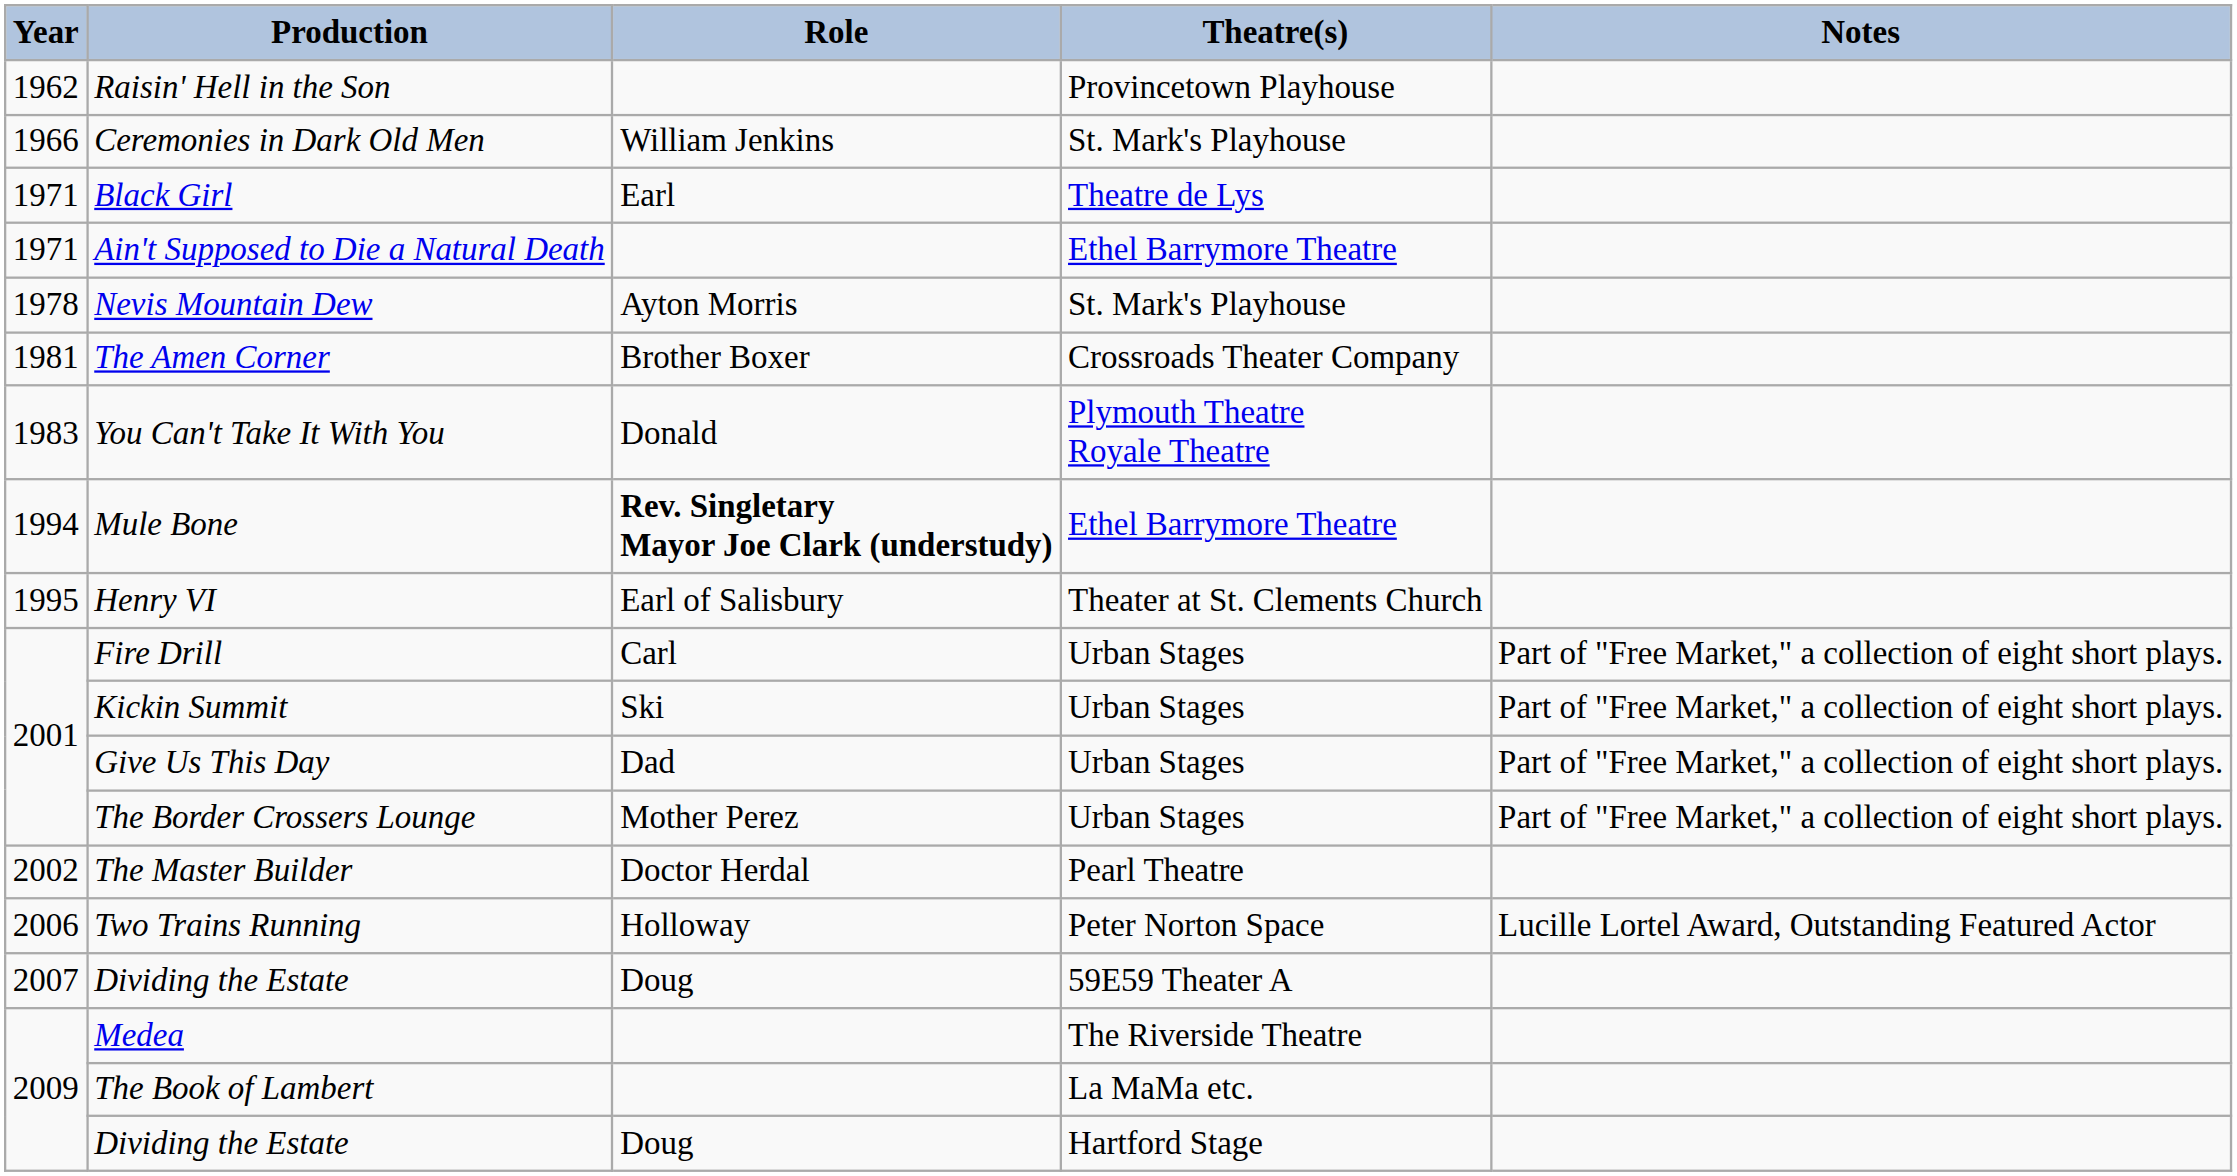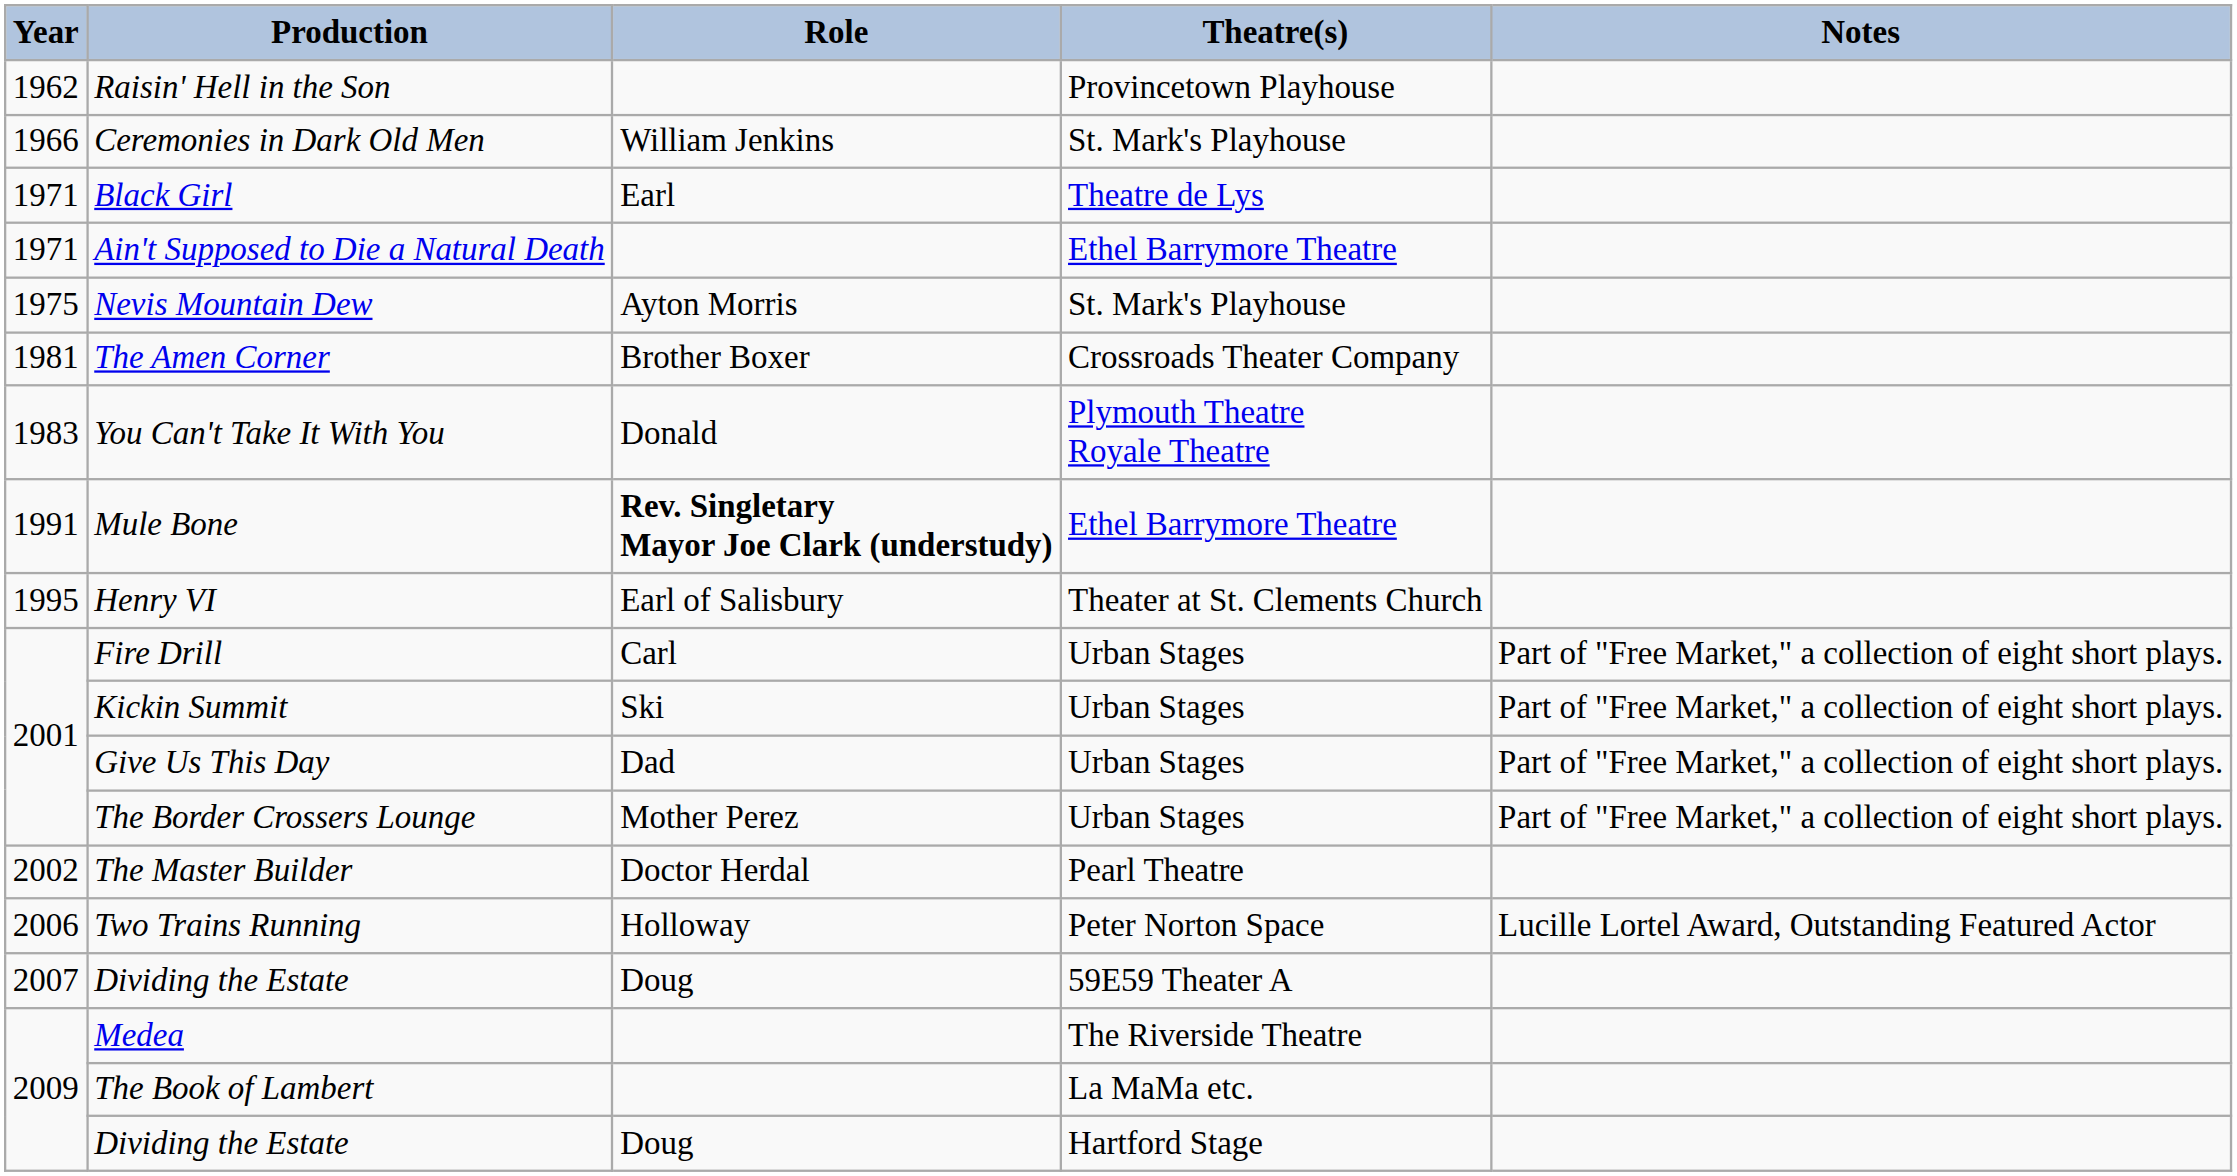(46, 304) 1978 -> (46, 304) 1975
(46, 525) 1994 -> (46, 525) 1991
